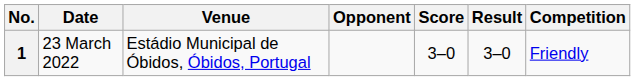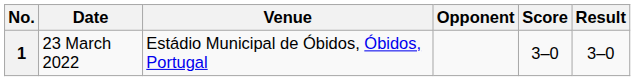- column: (578, 17)
